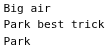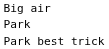rows swapped: (17, 41) <-> (54, 24)
